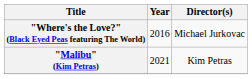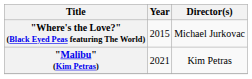(160, 33) 2016 -> (160, 33) 2015
